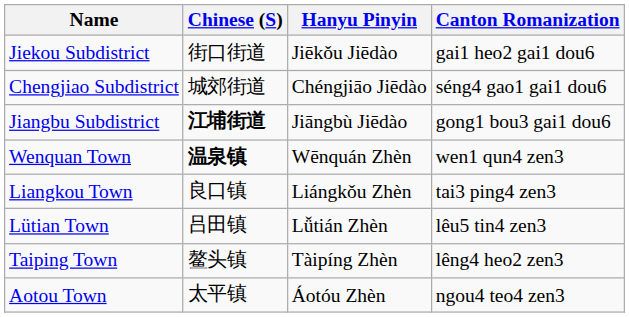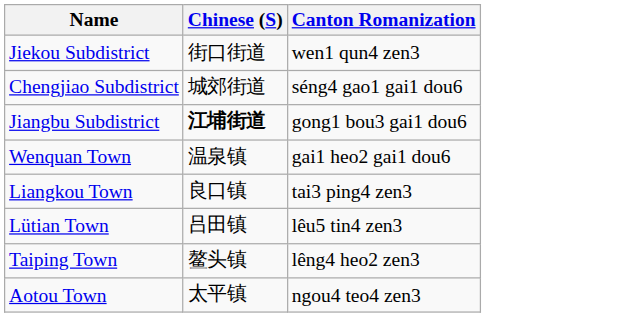- column: (359, 19)
(515, 52) gai1 heo2 gai1 dou6 -> (356, 52) wen1 qun4 zen3
(217, 156) bold -> (217, 156) normal
(500, 156) wen1 qun4 zen3 -> (371, 156) gai1 heo2 gai1 dou6
